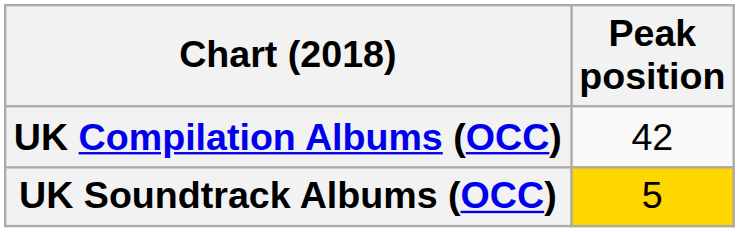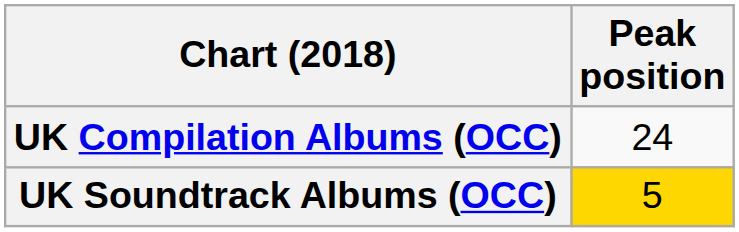(652, 136) 42 -> (652, 136) 24
